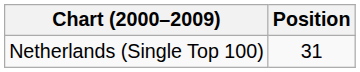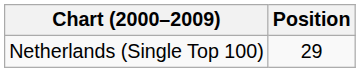(312, 51) 31 -> (312, 51) 29
